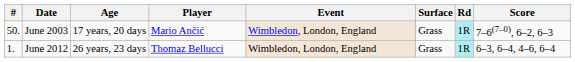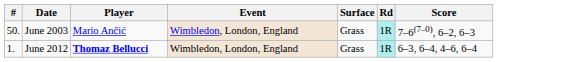- column: (109, 12)
(187, 49) normal -> (111, 49) bold
